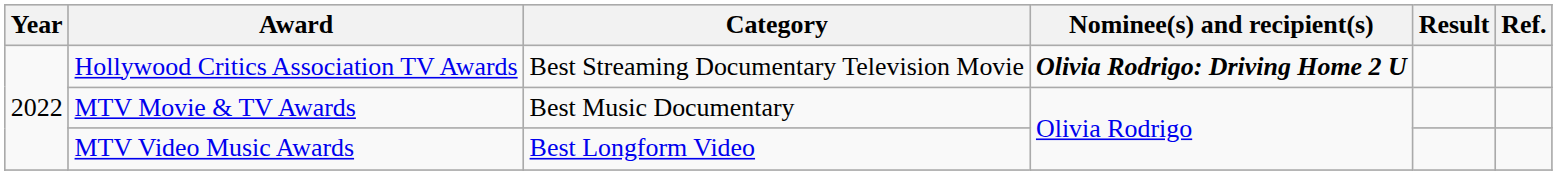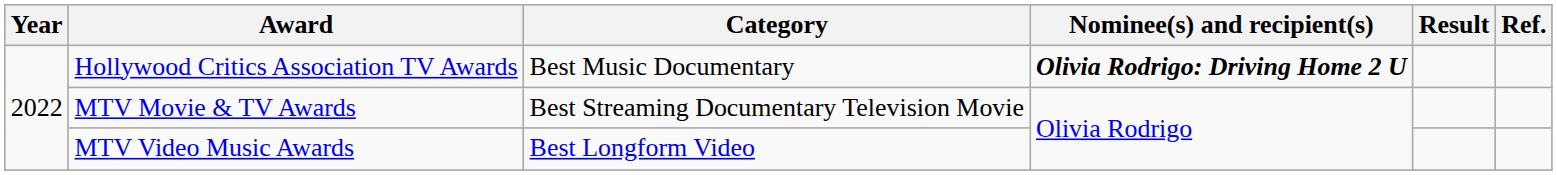(777, 66) Best Streaming Documentary Television Movie -> (662, 66) Best Music Documentary
(662, 107) Best Music Documentary -> (777, 107) Best Streaming Documentary Television Movie
